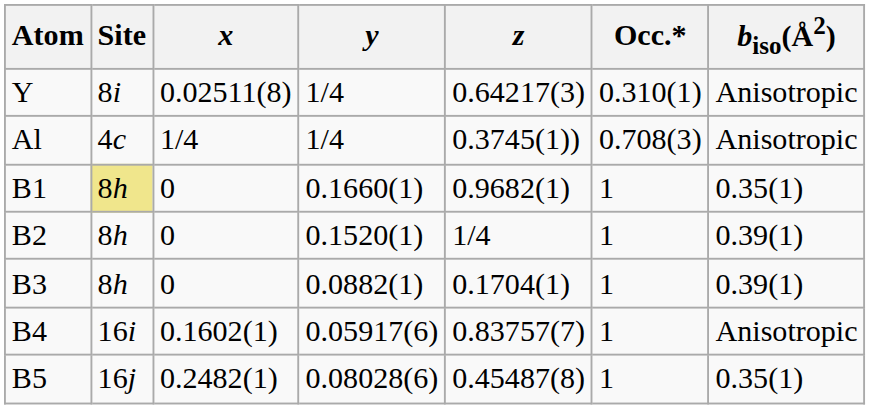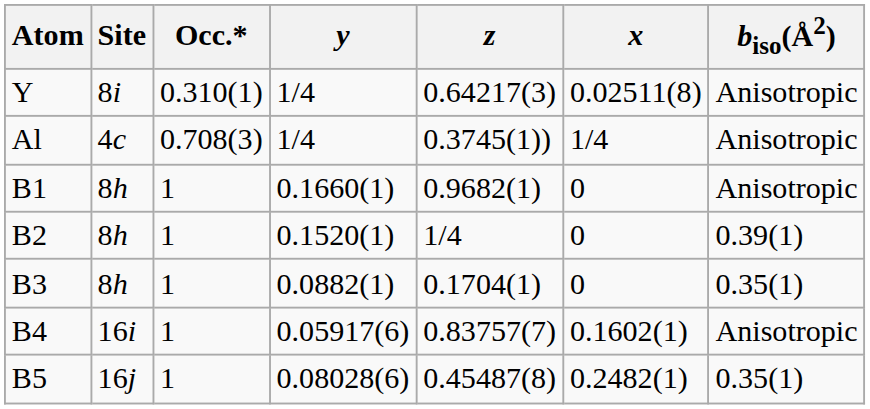columns swapped: (226, 36) <-> (650, 36)
(113, 187) khaki background -> (113, 187) no background
(759, 187) 0.35(1) -> (787, 187) Anisotropic
(759, 282) 0.39(1) -> (759, 282) 0.35(1)
